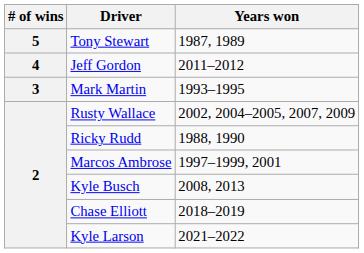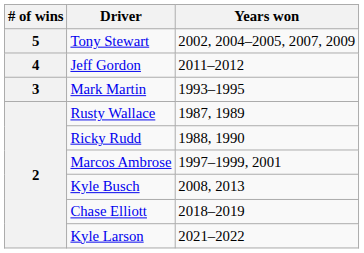(211, 41) 1987, 1989 -> (267, 41) 2002, 2004–2005, 2007, 2009
(267, 114) 2002, 2004–2005, 2007, 2009 -> (211, 114) 1987, 1989
